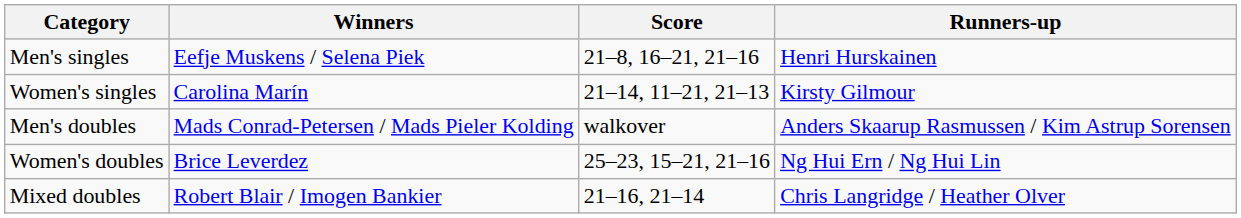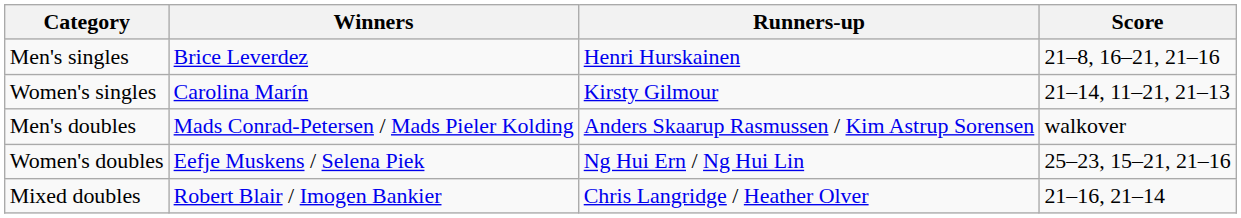columns swapped: (1005, 21) <-> (677, 21)
(299, 56) Eefje Muskens / Selena Piek -> (241, 56) Brice Leverdez
(241, 160) Brice Leverdez -> (299, 160) Eefje Muskens / Selena Piek
